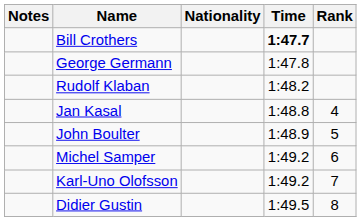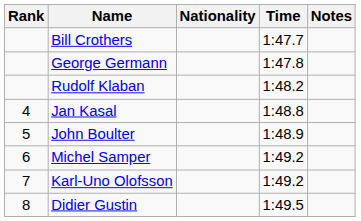columns swapped: (335, 16) <-> (29, 16)
(289, 39) bold -> (283, 39) normal
